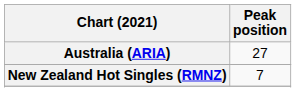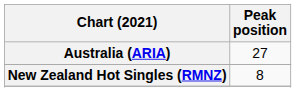(260, 75) 7 -> (260, 75) 8
